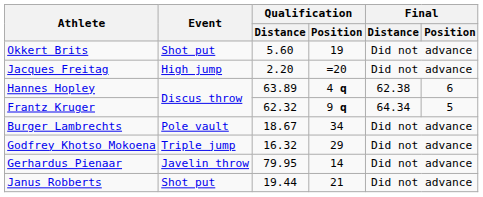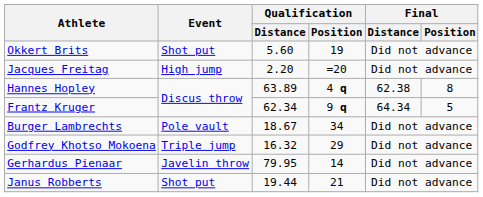(450, 88) 6 -> (450, 88) 8
(280, 107) 62.32 -> (280, 107) 62.34
